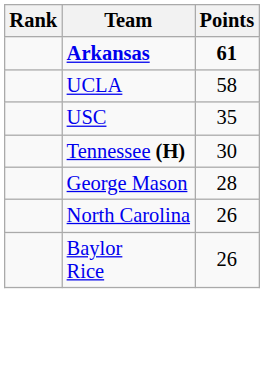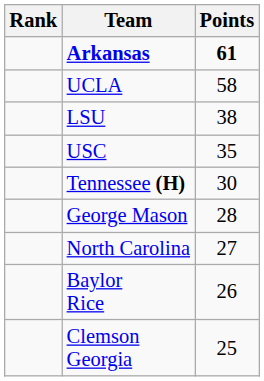+ row: (86, 118)
(227, 215) 26 -> (227, 248) 27
+ row: (103, 347)
